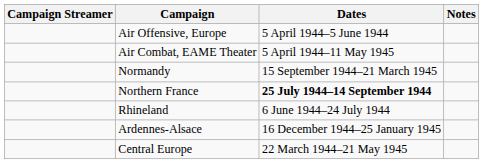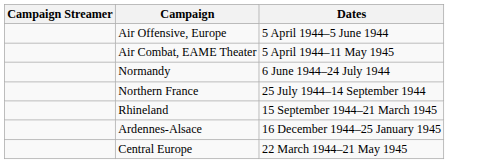- column: (461, 14)
(350, 71) 15 September 1944–21 March 1945 -> (326, 71) 6 June 1944–24 July 1944
(347, 91) bold -> (344, 91) normal
(326, 110) 6 June 1944–24 July 1944 -> (350, 110) 15 September 1944–21 March 1945
